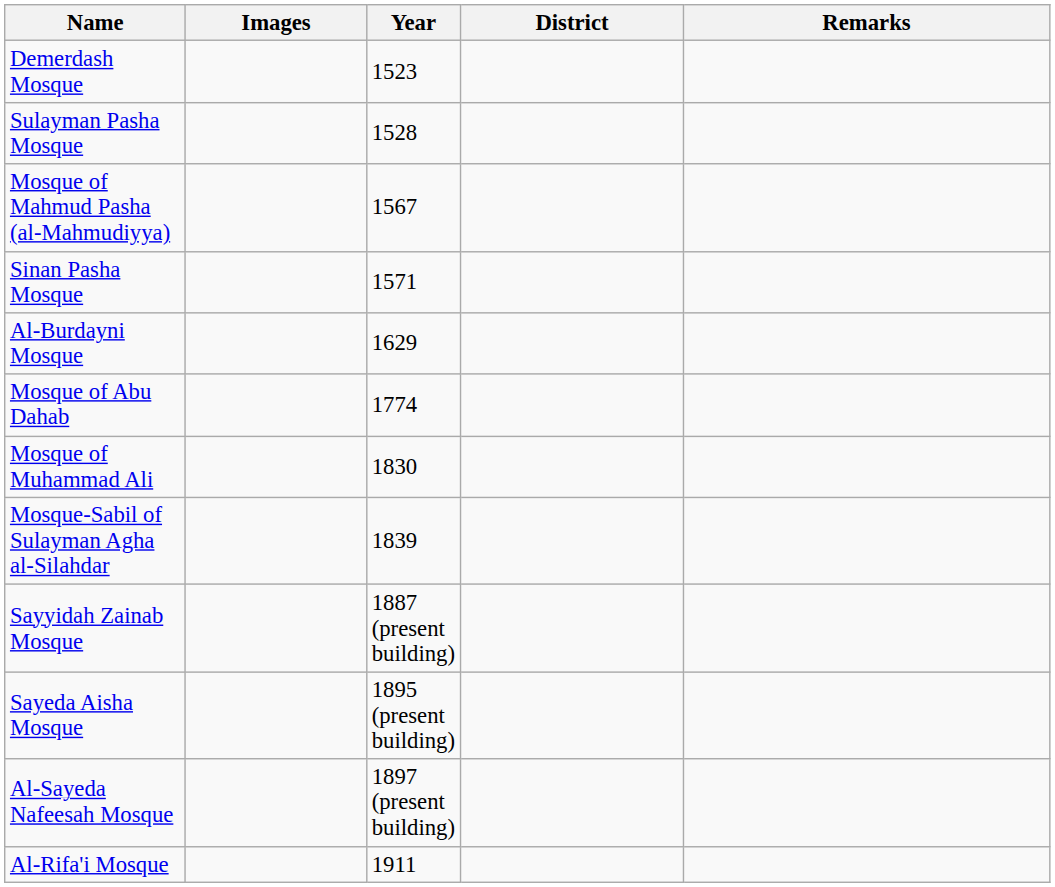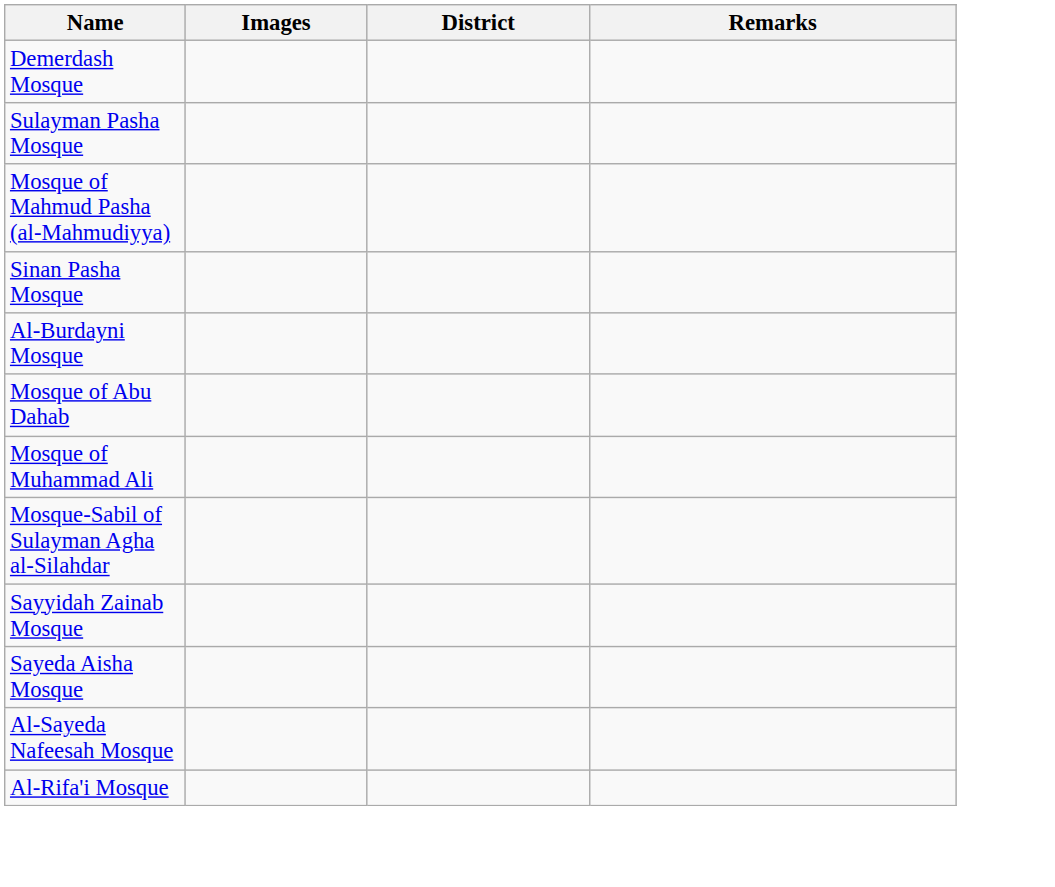- column: (413, 22)
